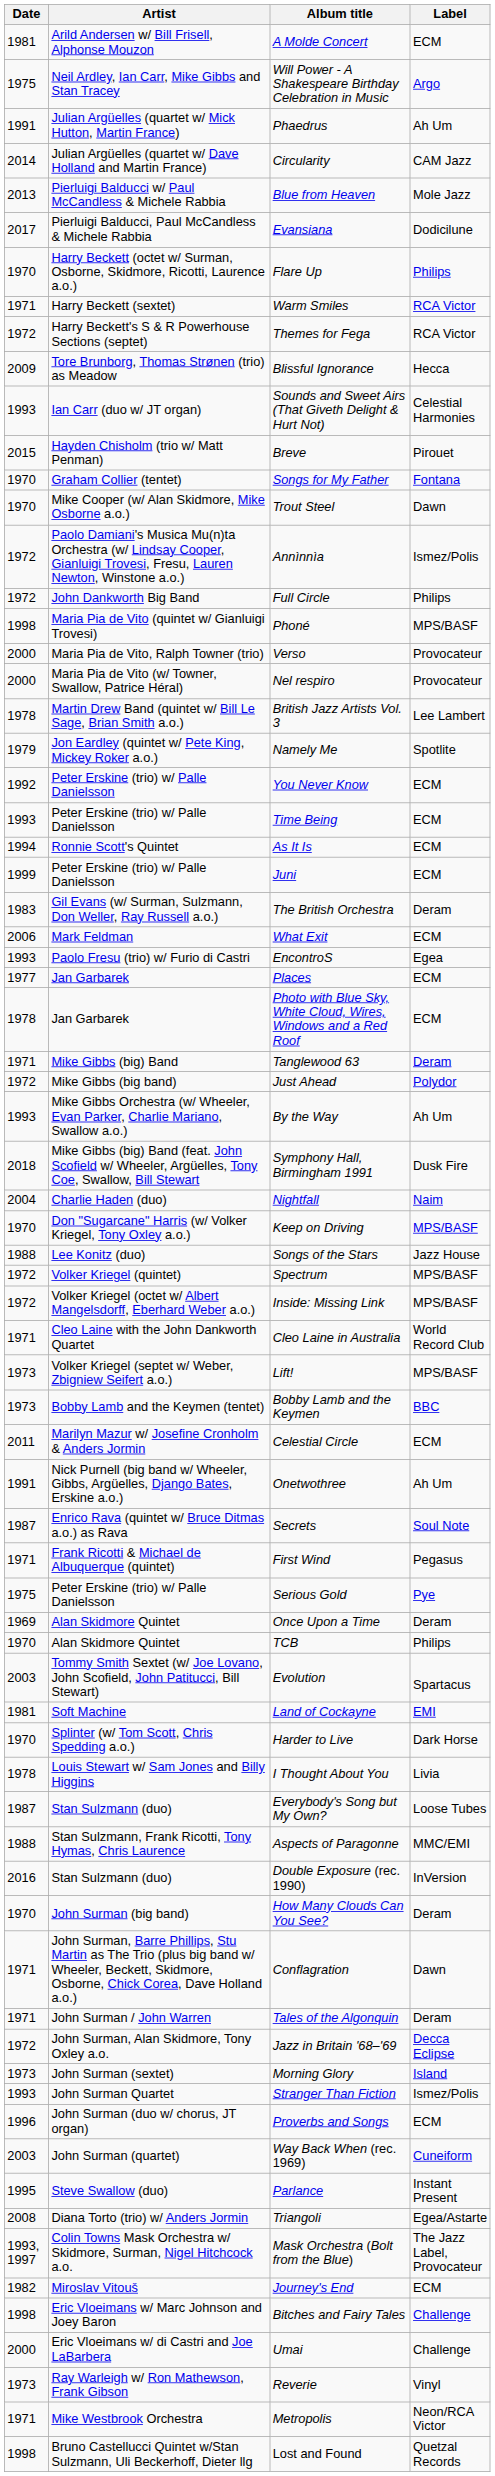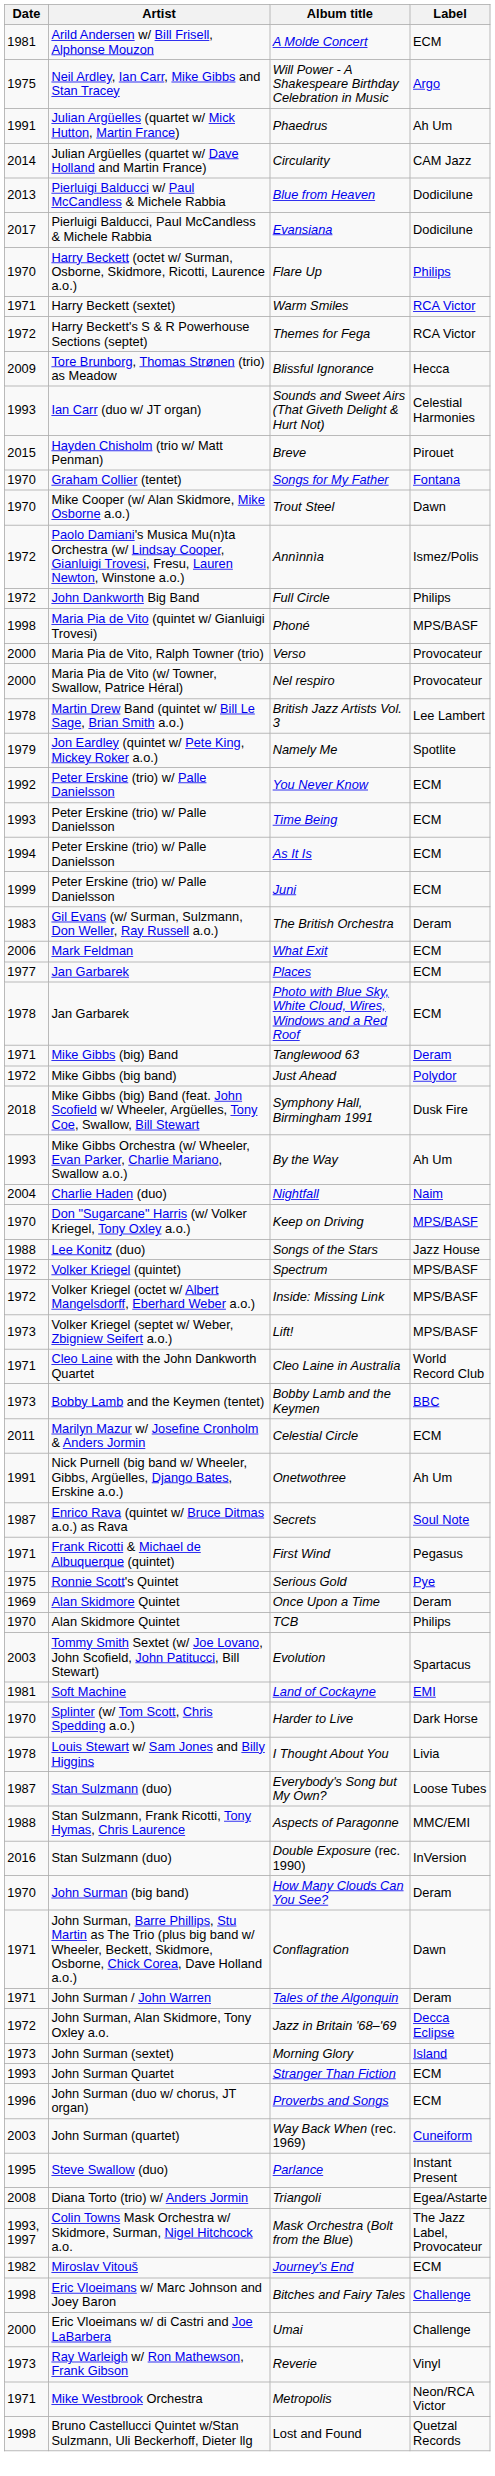(442, 195) Mole Jazz -> (443, 195) Dodicilune
(115, 847) Ronnie Scott's Quintet -> (129, 854) Peter Erskine (trio) w/ Palle Danielsson
- row: (303, 957)
rows swapped: (305, 1116) <-> (323, 1165)
rows swapped: (283, 1372) <-> (336, 1337)
(129, 1595) Peter Erskine (trio) w/ Palle Danielsson -> (115, 1582) Ronnie Scott's Quintet
(446, 2094) Ismez/Polis -> (427, 2073) ECM
